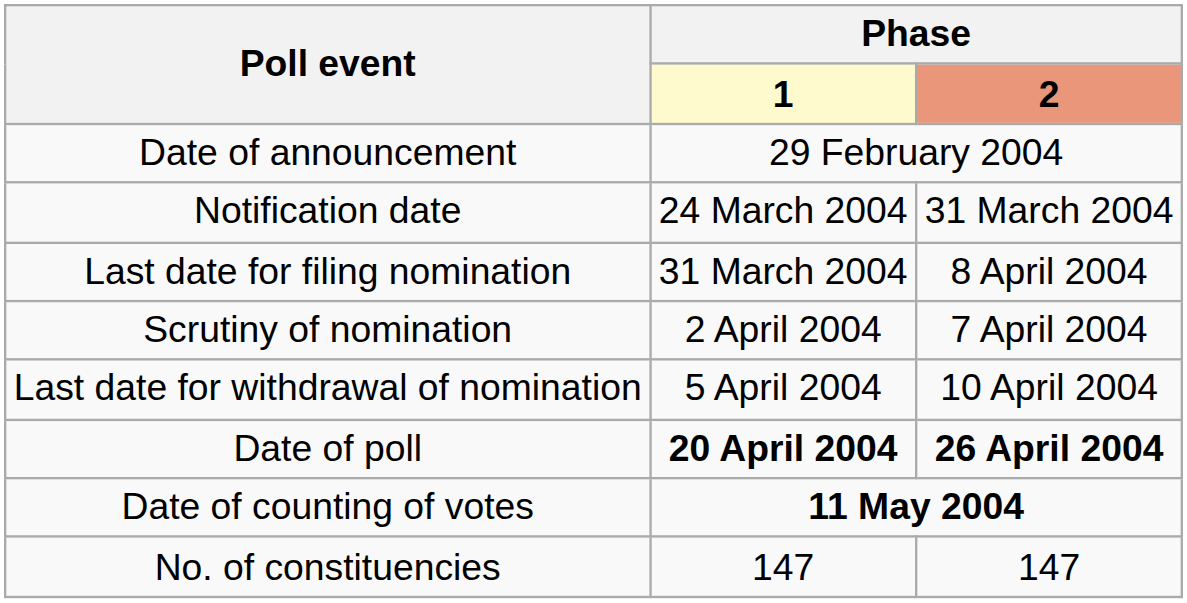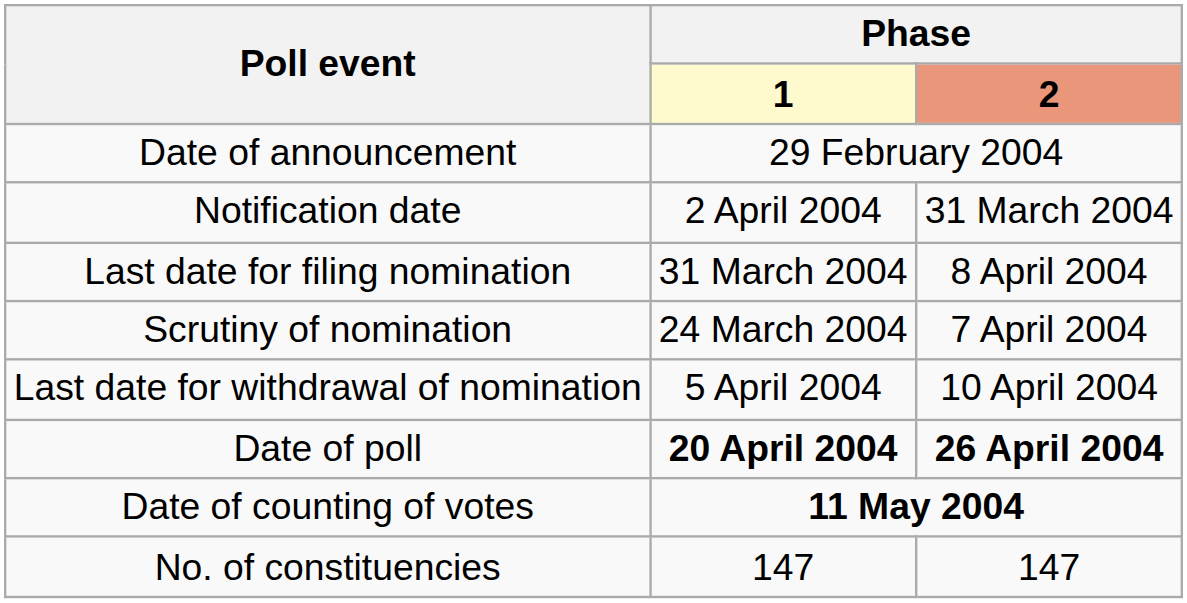(783, 211) 24 March 2004 -> (783, 211) 2 April 2004
(783, 329) 2 April 2004 -> (783, 329) 24 March 2004
